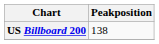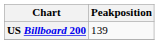(99, 30) 138 -> (99, 30) 139
